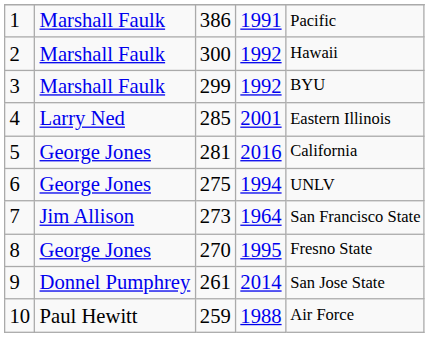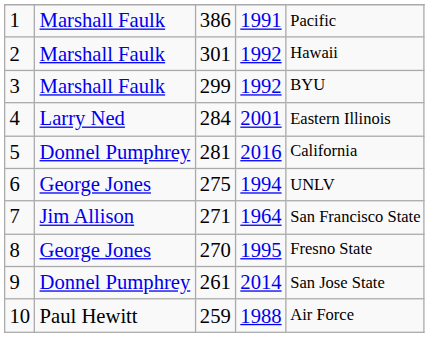(215, 53) 300 -> (215, 53) 301
(215, 119) 285 -> (215, 119) 284
(95, 151) George Jones -> (115, 151) Donnel Pumphrey
(215, 217) 273 -> (215, 217) 271
